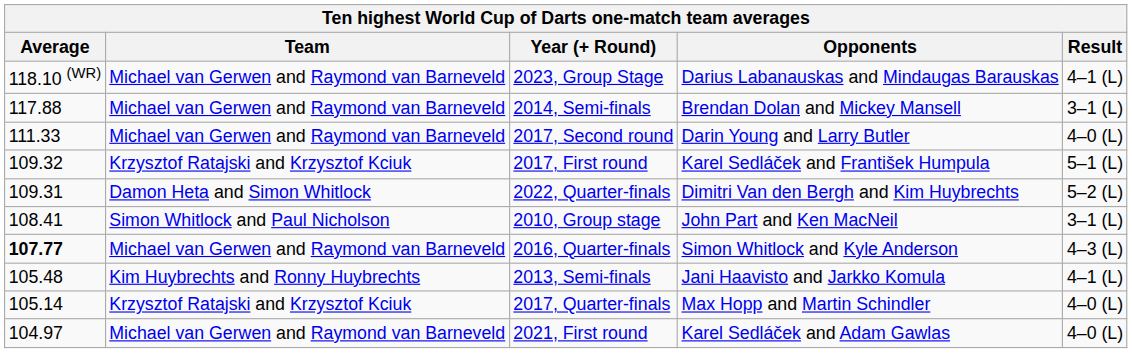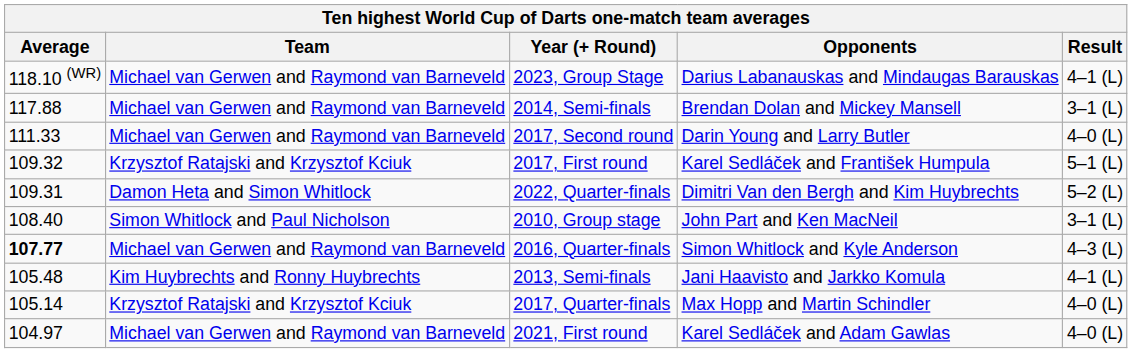(36, 220) 108.41 -> (36, 220) 108.40
